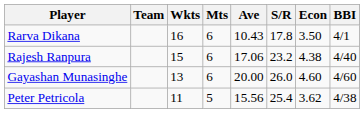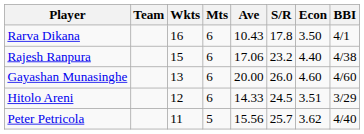(310, 56) 4.38 -> (310, 56) 4.40
(345, 56) 4/40 -> (345, 56) 4/38
+ row: (40, 98)
(281, 98) 25.4 -> (281, 118) 25.7
(345, 98) 4/38 -> (345, 118) 4/40
